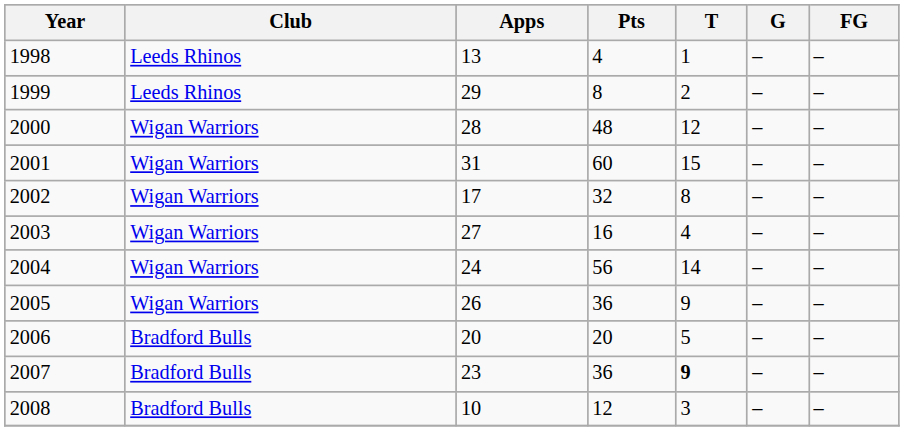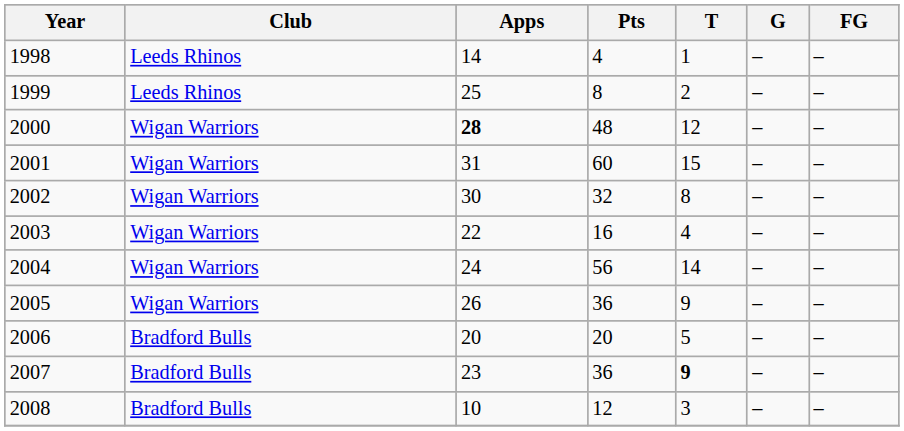(471, 57) 13 -> (471, 57) 14
(471, 92) 29 -> (471, 92) 25
(471, 127) normal -> (471, 127) bold
(471, 197) 17 -> (471, 197) 30
(471, 232) 27 -> (471, 232) 22
